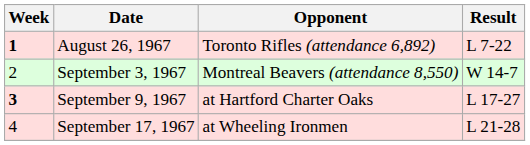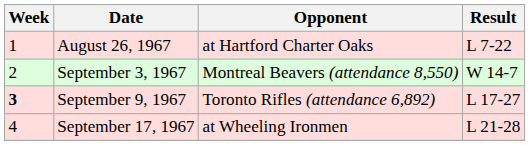(13, 45) bold -> (13, 45) normal
(319, 45) Toronto Rifles (attendance 6,892) -> (288, 45) at Hartford Charter Oaks
(288, 99) at Hartford Charter Oaks -> (319, 99) Toronto Rifles (attendance 6,892)
